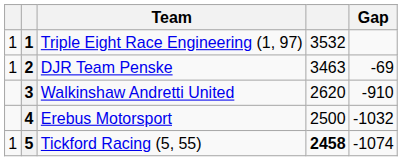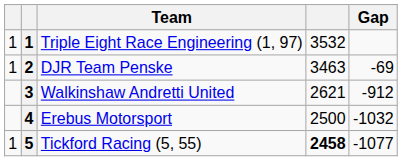(328, 93) 2620 -> (328, 93) 2621
(378, 93) -910 -> (378, 93) -912
(373, 144) -1074 -> (373, 144) -1077
